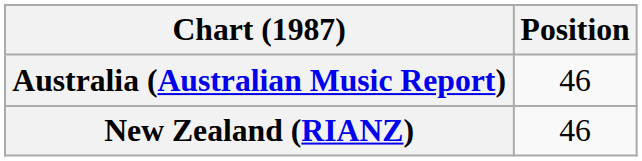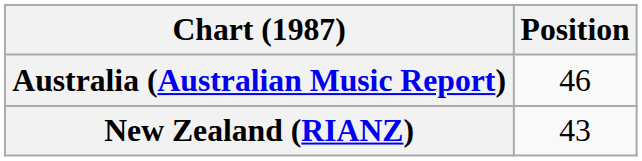(575, 130) 46 -> (575, 130) 43
